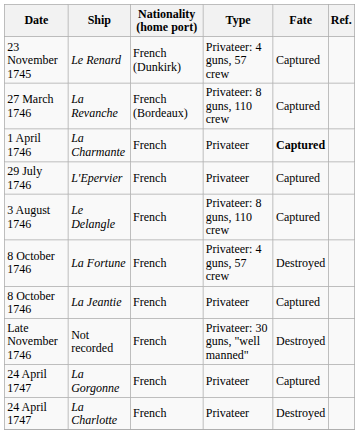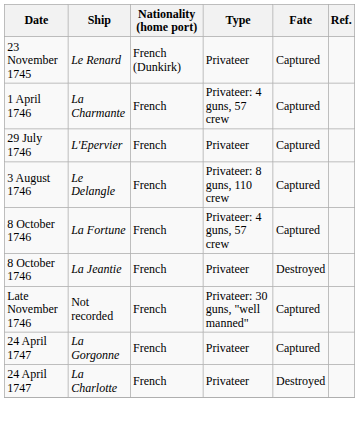(234, 60) Privateer: 4 guns, 57 crew -> (227, 60) Privateer
- row: (94, 106)
(227, 145) Privateer -> (234, 106) Privateer: 4 guns, 57 crew
(301, 145) bold -> (298, 106) normal
(301, 263) Destroyed -> (298, 230) Captured
(298, 302) Captured -> (301, 269) Destroyed
(301, 341) Destroyed -> (298, 309) Captured
